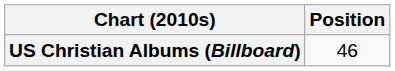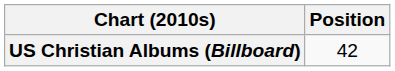(347, 50) 46 -> (347, 50) 42
